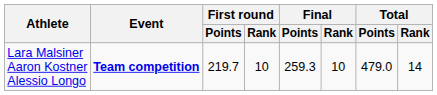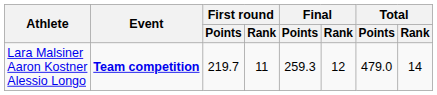(262, 67) 10 -> (262, 67) 11
(338, 67) 10 -> (338, 67) 12
